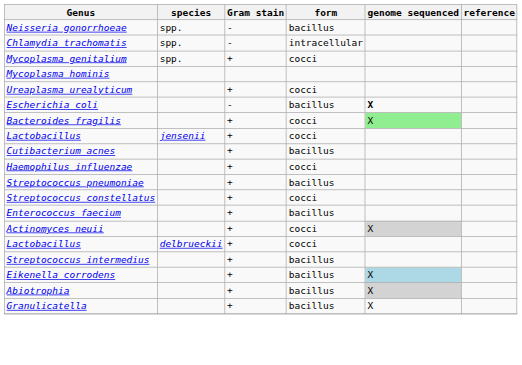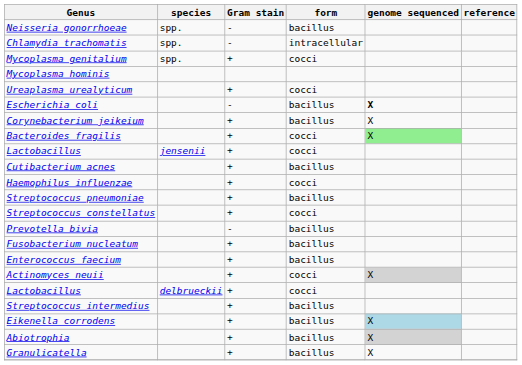+ row: (75, 120)
+ row: (52, 229)
+ row: (72, 244)
